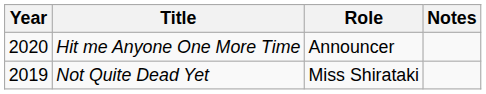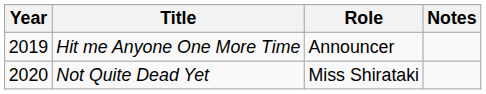(28, 46) 2020 -> (28, 46) 2019
(28, 74) 2019 -> (28, 74) 2020
